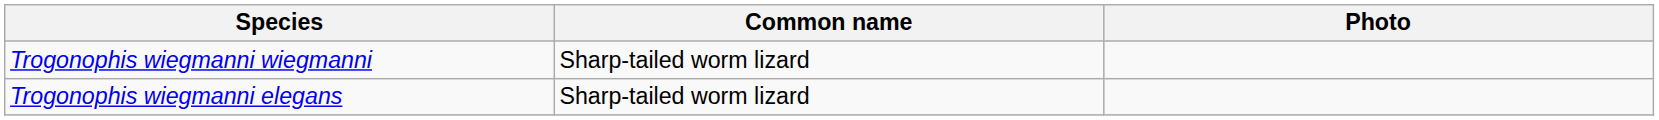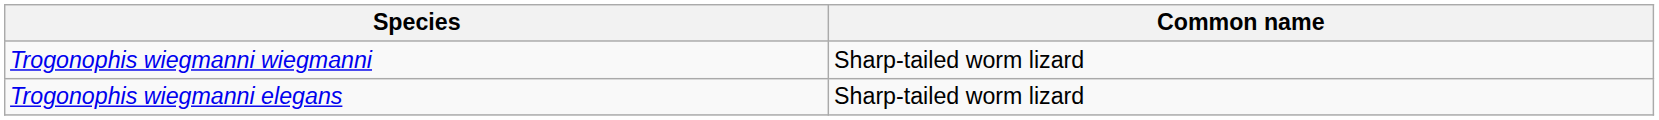- column: (1378, 22)
